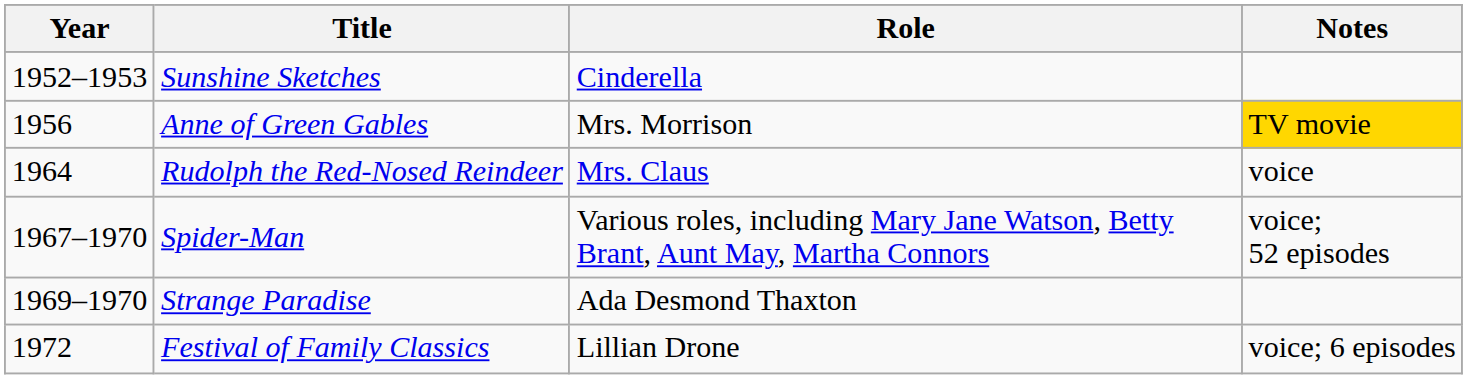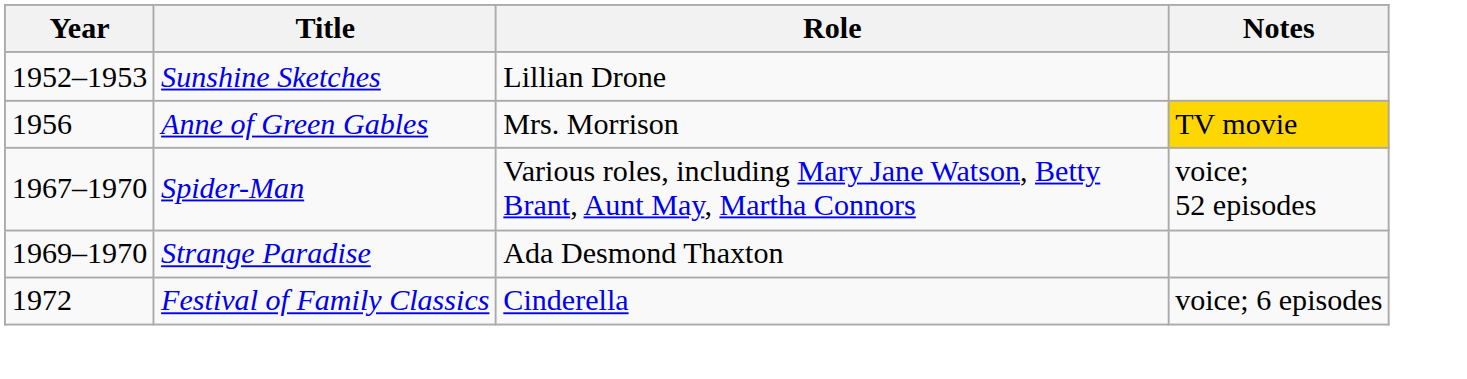(639, 76) Cinderella -> (585, 76) Lillian Drone
- row: (362, 171)
(658, 348) Lillian Drone -> (566, 300) Cinderella
